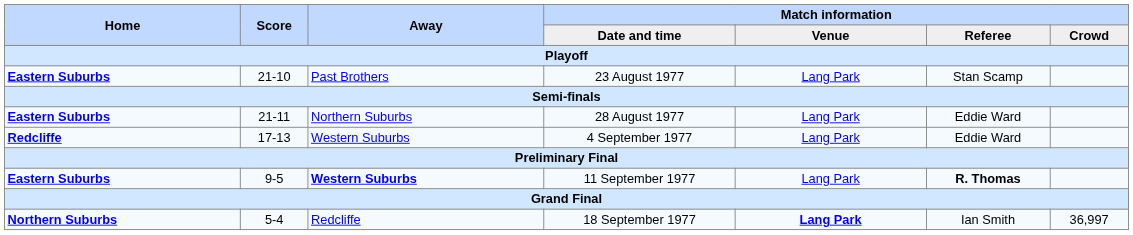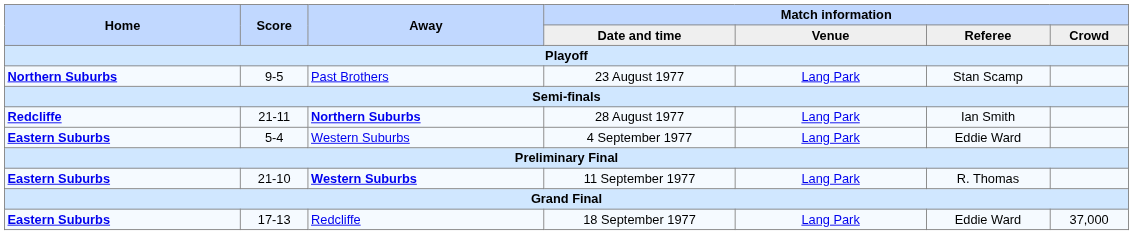(59, 76) Eastern Suburbs -> (62, 76) Northern Suburbs
(274, 76) 21-10 -> (274, 76) 9-5
(59, 117) Eastern Suburbs -> (35, 117) Redcliffe
(362, 117) normal -> (366, 117) bold
(988, 117) Eddie Ward -> (988, 117) Ian Smith
(35, 138) Redcliffe -> (59, 138) Eastern Suburbs
(274, 138) 17-13 -> (274, 138) 5-4
(274, 178) 9-5 -> (274, 178) 21-10
(988, 178) bold -> (988, 178) normal
(62, 219) Northern Suburbs -> (59, 219) Eastern Suburbs
(274, 219) 5-4 -> (274, 219) 17-13
(831, 219) bold -> (831, 219) normal
(988, 219) Ian Smith -> (988, 219) Eddie Ward
(1089, 219) 36,997 -> (1089, 219) 37,000
